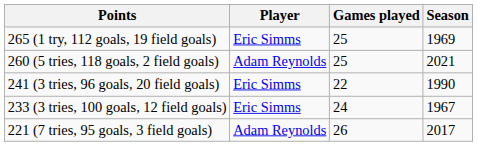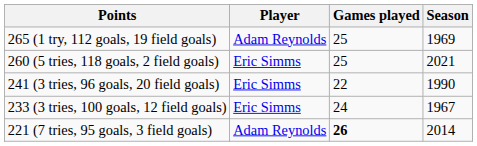(267, 38) Eric Simms -> (280, 38) Adam Reynolds
(280, 61) Adam Reynolds -> (267, 61) Eric Simms
(340, 130) normal -> (340, 130) bold
(441, 130) 2017 -> (441, 130) 2014
